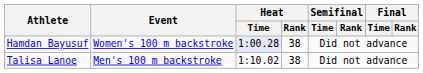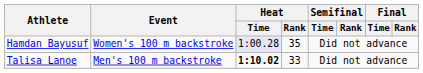(295, 44) 38 -> (295, 44) 35
(259, 60) normal -> (259, 60) bold
(295, 60) 38 -> (295, 60) 33
